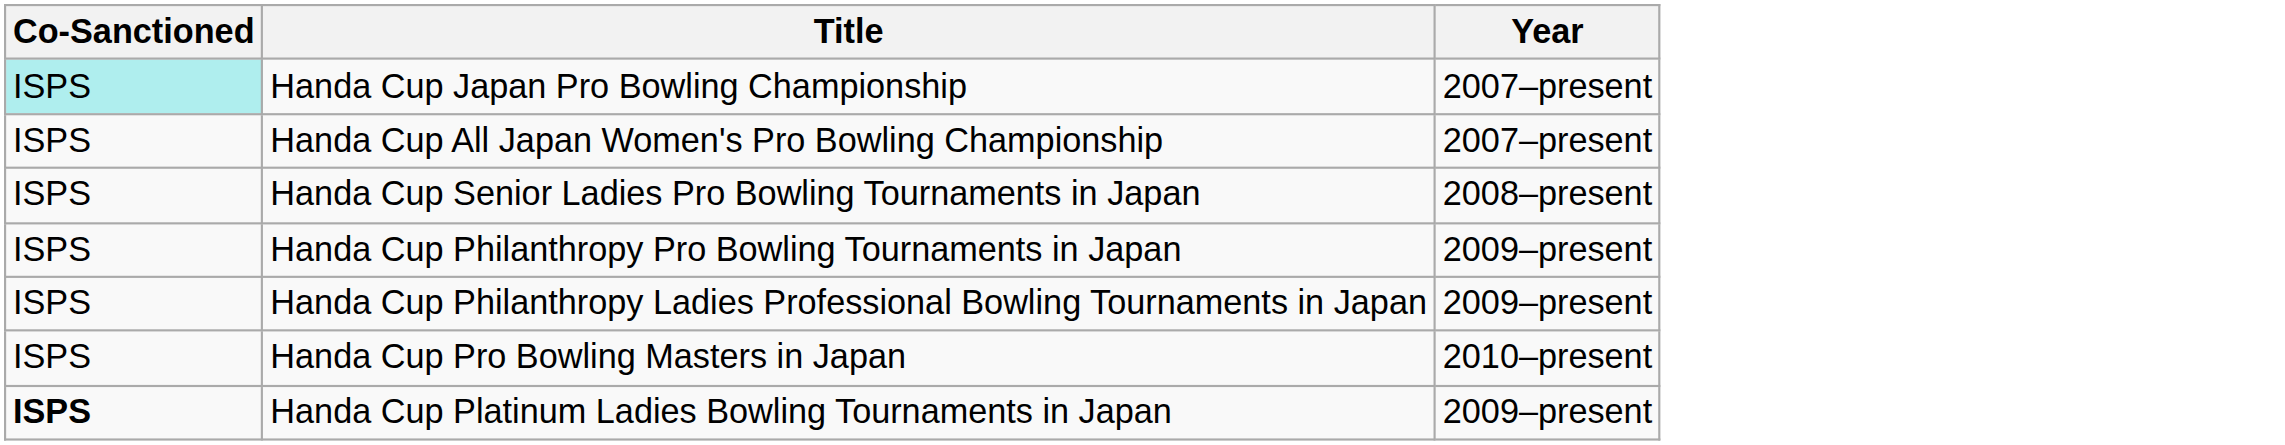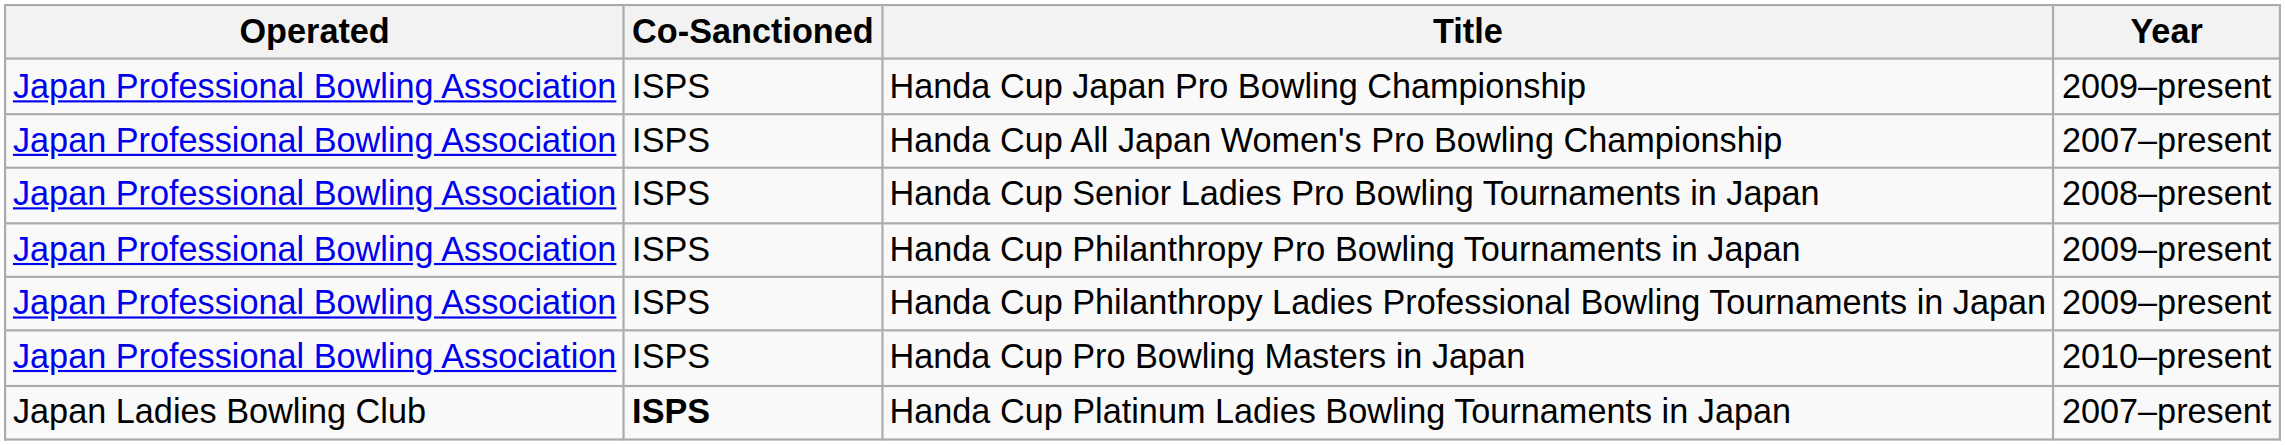+ column: (315, 31)
(52, 85) paleturquoise background -> (671, 85) no background
(1547, 85) 2007–present -> (2167, 85) 2009–present
(1547, 411) 2009–present -> (2167, 411) 2007–present
